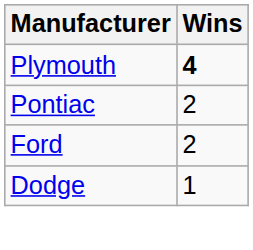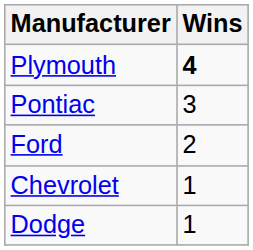(189, 104) 2 -> (189, 104) 3
+ row: (65, 184)
